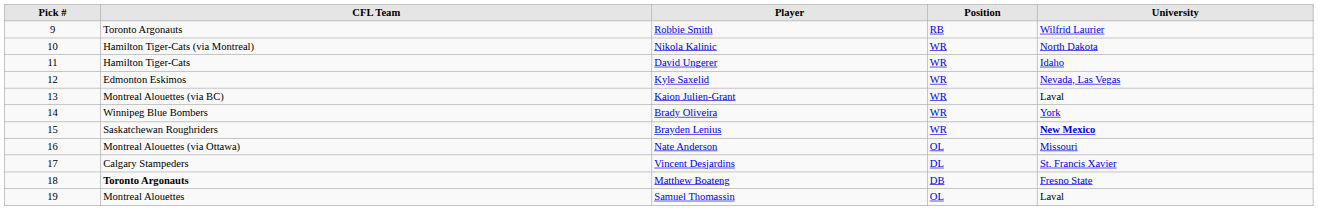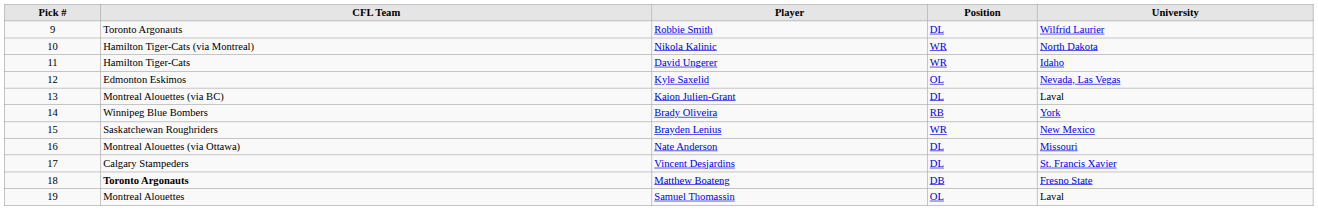(937, 29) RB -> (937, 29) DL
(938, 79) WR -> (937, 79) OL
(938, 96) WR -> (937, 96) DL
(938, 113) WR -> (937, 113) RB
(1068, 130) bold -> (1067, 130) normal
(937, 146) OL -> (937, 146) DL
